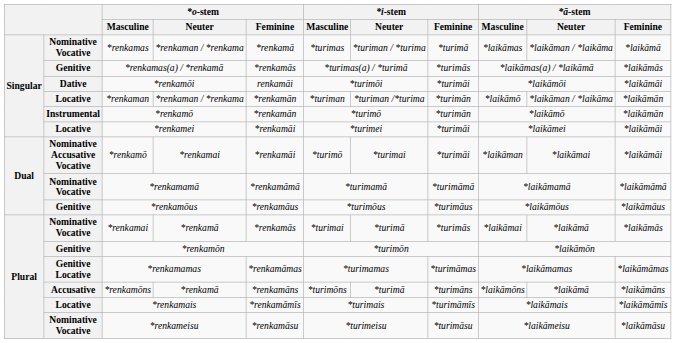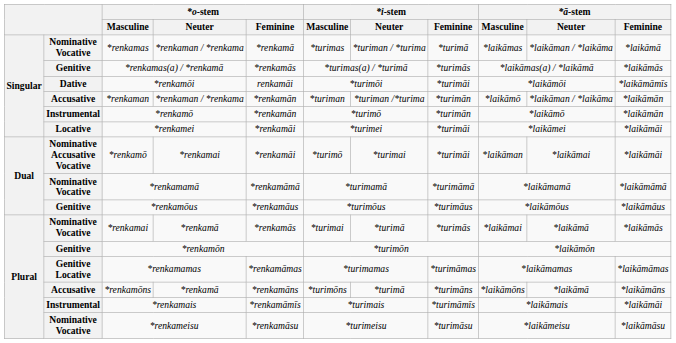(643, 83) *laikāmāi -> (643, 83) *laikāmāmīs
(73, 99) Locative -> (73, 99) Accusative
(73, 305) Locative -> (73, 305) Instrumental
(643, 305) *laikāmāmīs -> (643, 305) *laikāmāi
